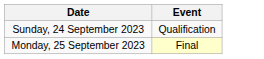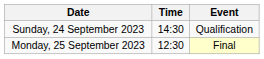+ column: (171, 12)
